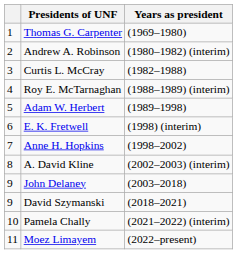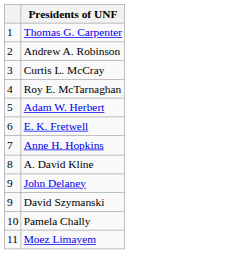- column: (178, 14)
